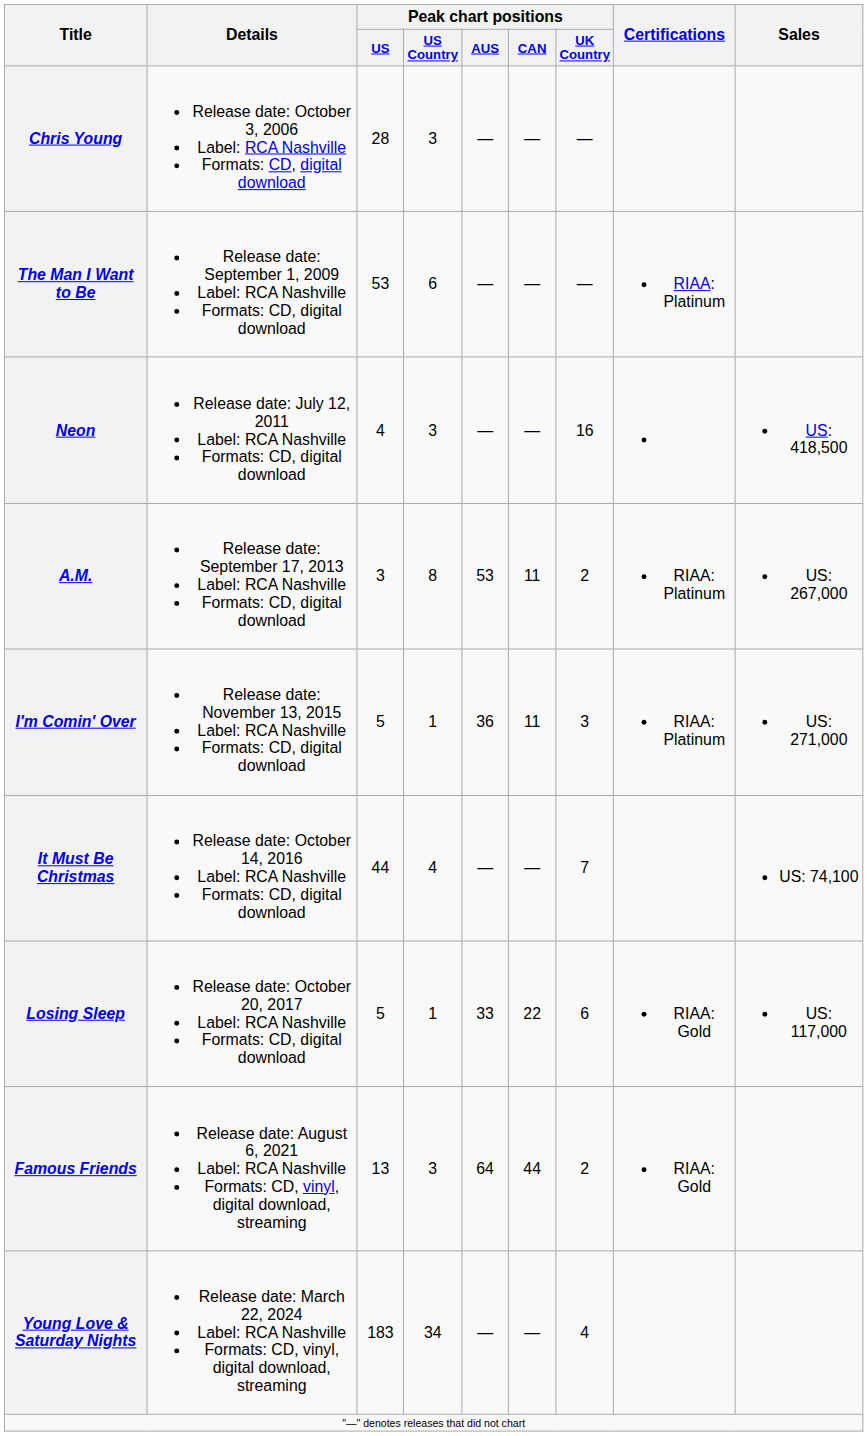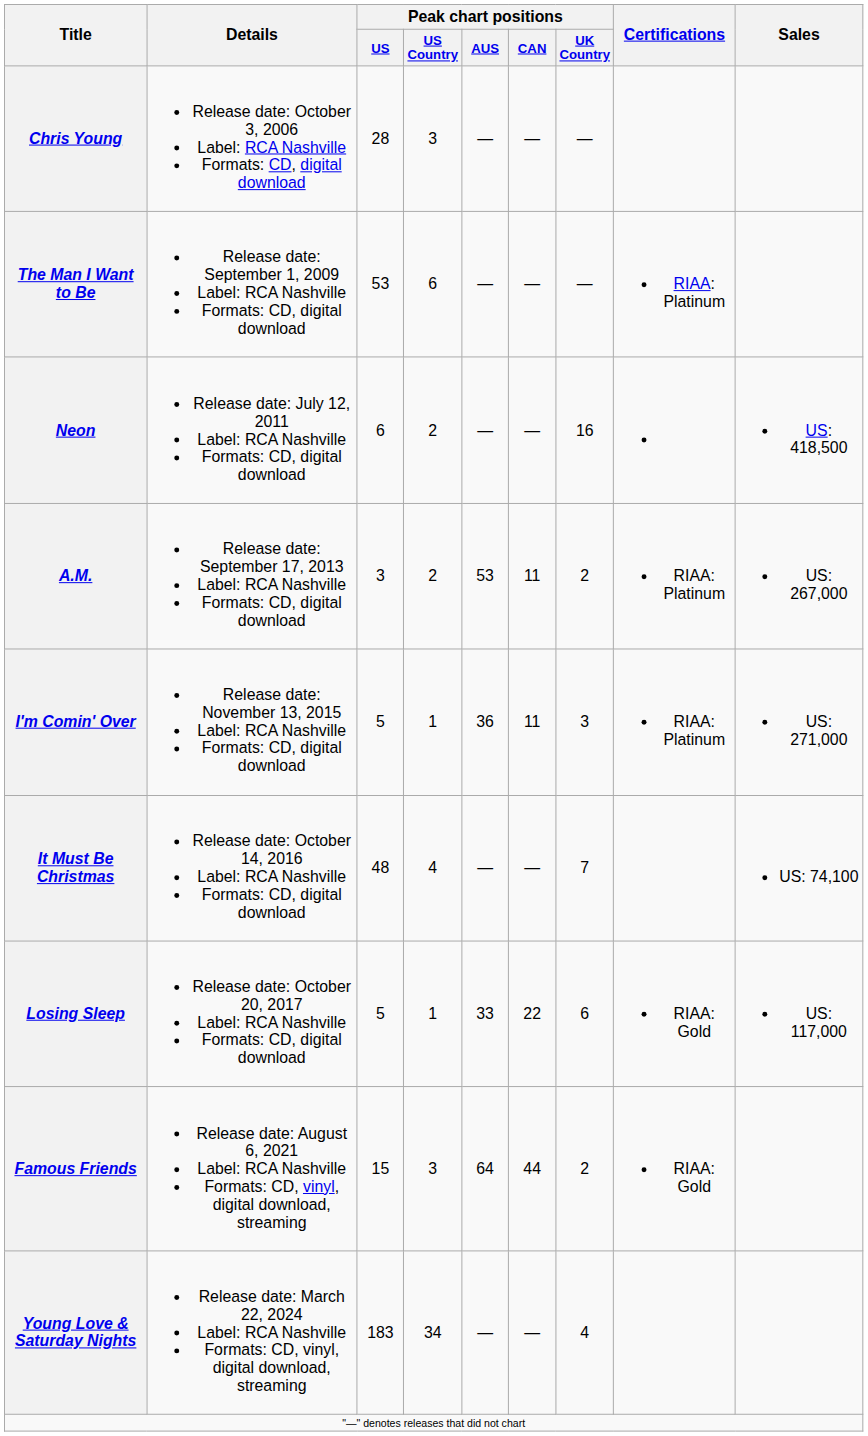(380, 430) 4 -> (380, 430) 6
(433, 430) 3 -> (433, 430) 2
(433, 576) 8 -> (433, 576) 2
(380, 868) 44 -> (380, 868) 48
(380, 1168) 13 -> (380, 1168) 15
